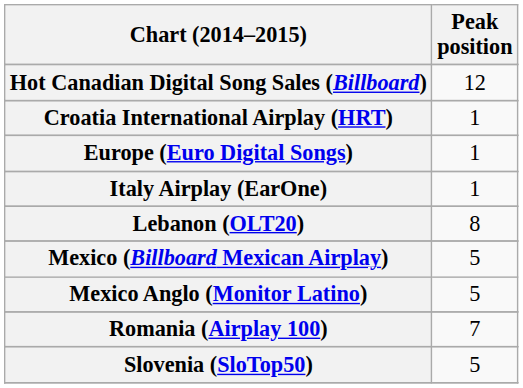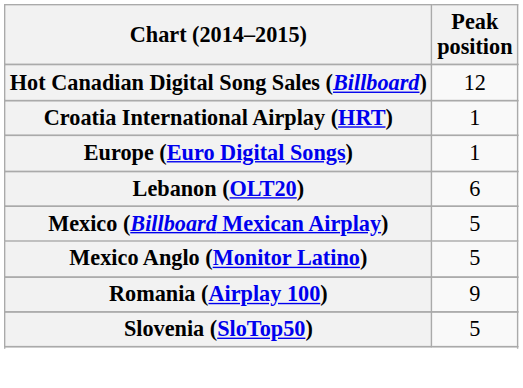- row: (218, 188)
(475, 223) 8 -> (475, 188) 6
(475, 329) 7 -> (475, 294) 9
